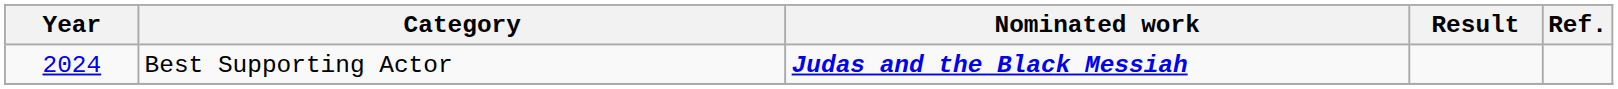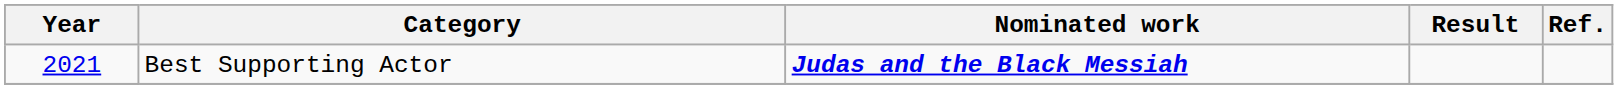(72, 65) 2024 -> (72, 65) 2021
